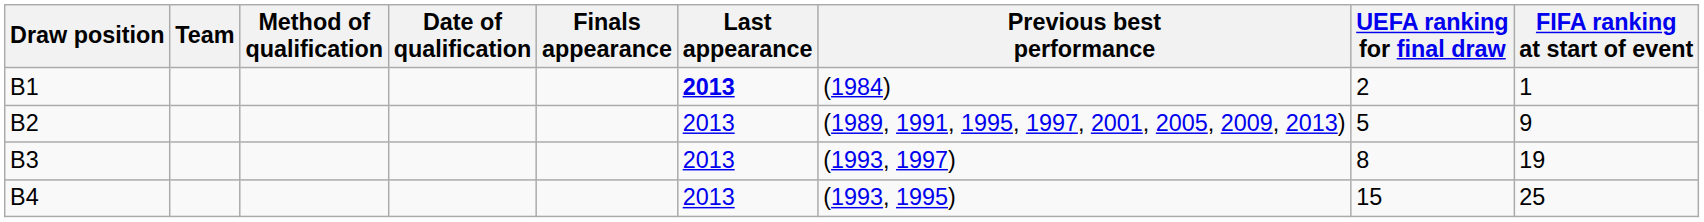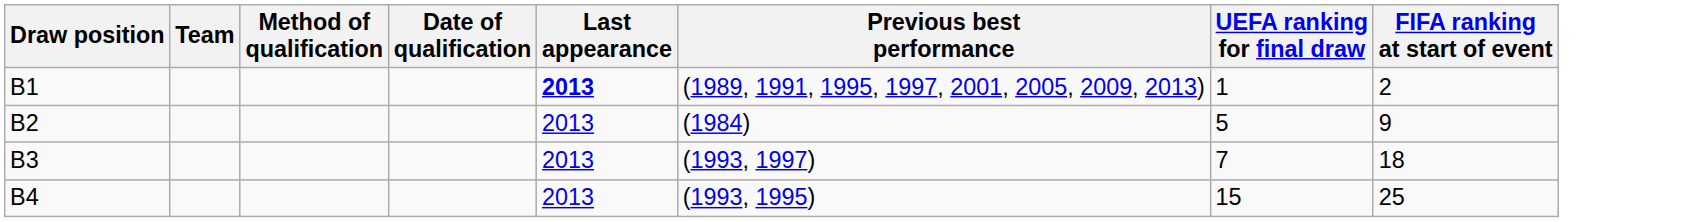- column: (607, 36)
(857, 86) (1984) -> (944, 86) (1989, 1991, 1995, 1997, 2001, 2005, 2009, 2013)
(1363, 86) 2 -> (1222, 86) 1
(1526, 86) 1 -> (1385, 86) 2
(1084, 123) (1989, 1991, 1995, 1997, 2001, 2005, 2009, 2013) -> (716, 123) (1984)
(1363, 160) 8 -> (1222, 160) 7
(1532, 160) 19 -> (1392, 160) 18
